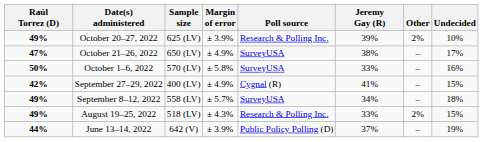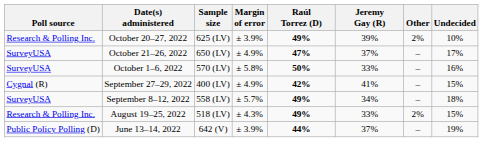columns swapped: (287, 23) <-> (38, 17)
(370, 53) 38% -> (370, 53) 37%
